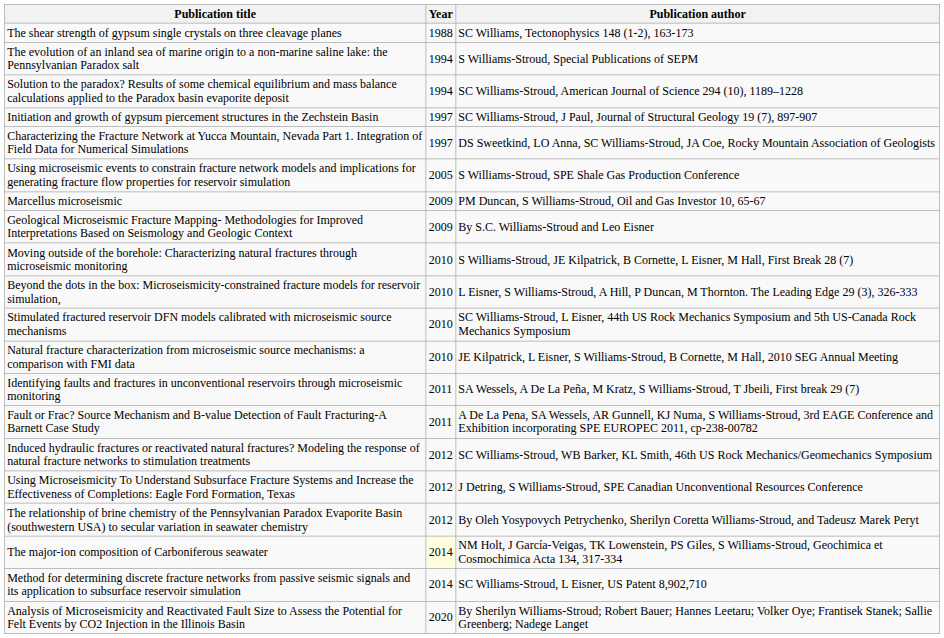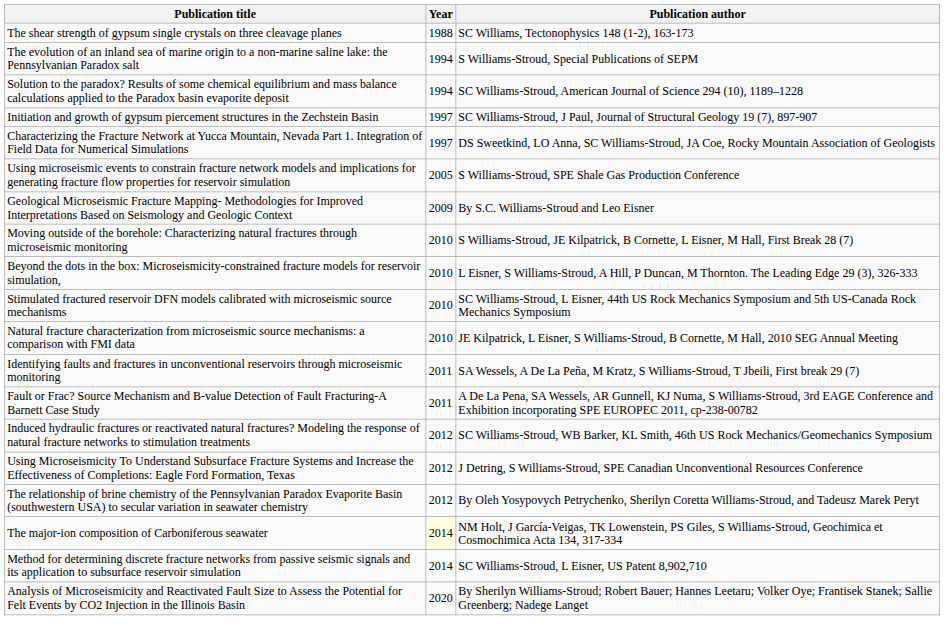- row: (65, 201)
